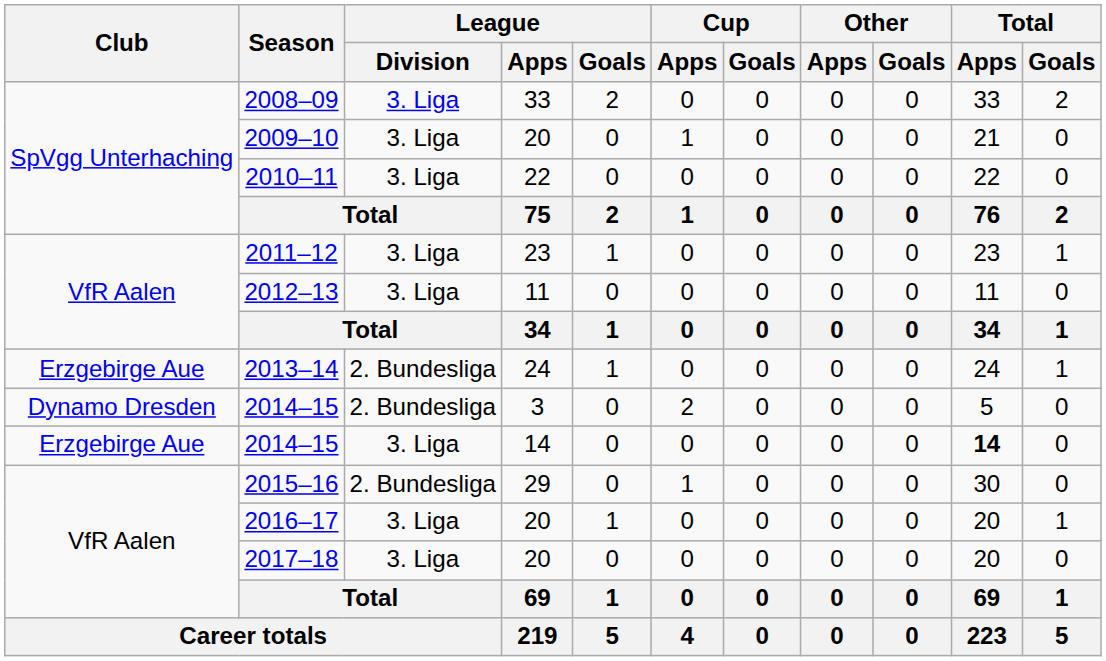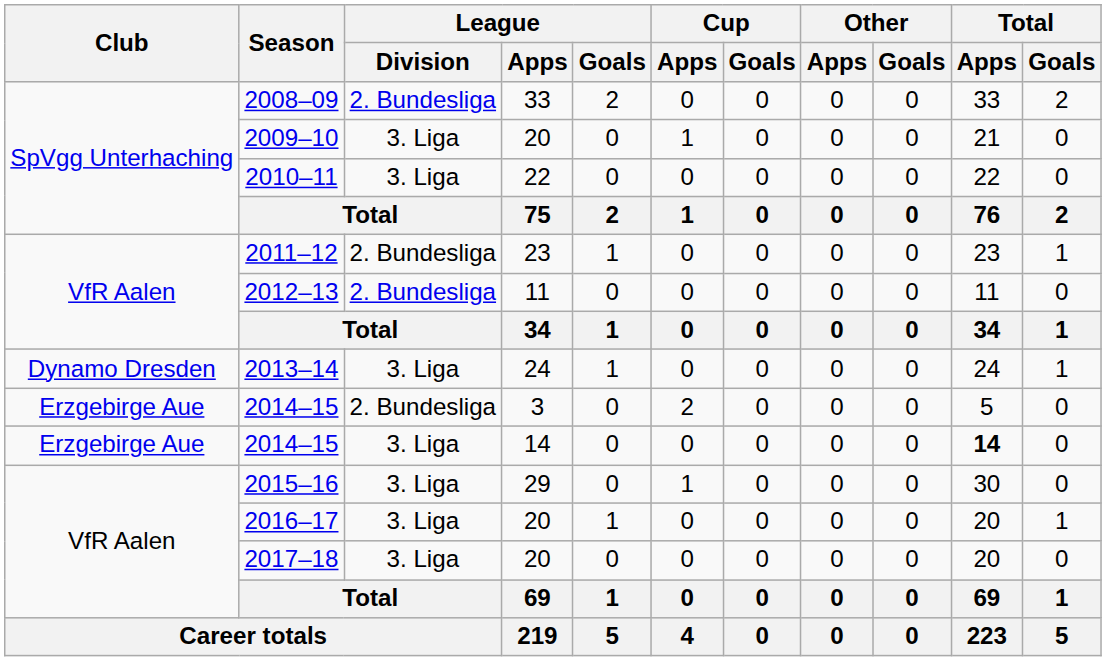(423, 100) 3. Liga -> (423, 100) 2. Bundesliga
(423, 253) 3. Liga -> (423, 253) 2. Bundesliga
(423, 291) 3. Liga -> (423, 291) 2. Bundesliga
(122, 368) Erzgebirge Aue -> (122, 368) Dynamo Dresden
(423, 368) 2. Bundesliga -> (423, 368) 3. Liga
(122, 406) Dynamo Dresden -> (122, 406) Erzgebirge Aue
(423, 483) 2. Bundesliga -> (423, 483) 3. Liga
